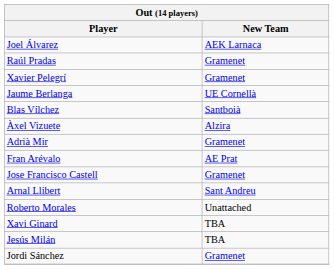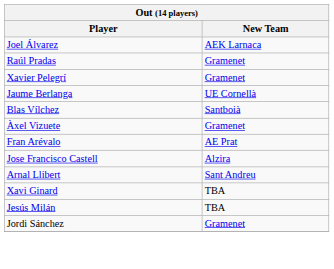(217, 126) Alzira -> (225, 126) Gramenet
- row: (27, 142)
(225, 175) Gramenet -> (217, 158) Alzira
- row: (41, 207)
